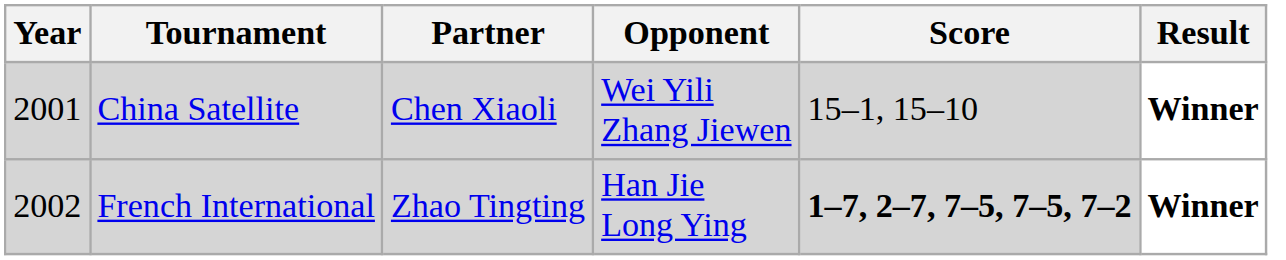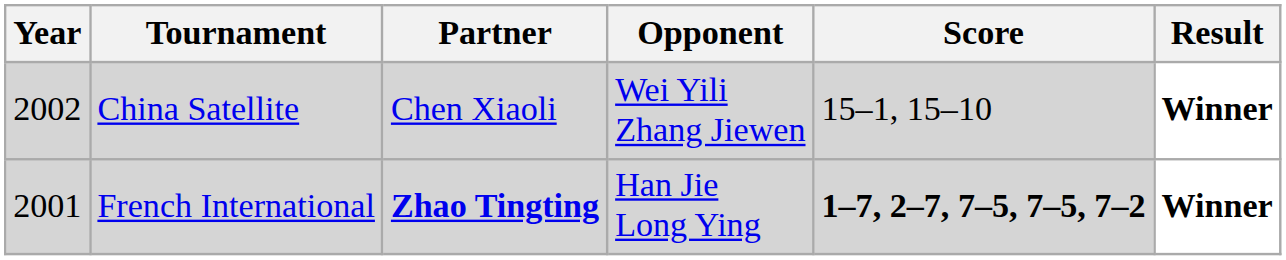(47, 109) 2001 -> (47, 109) 2002
(47, 206) 2002 -> (47, 206) 2001
(488, 206) normal -> (495, 206) bold
